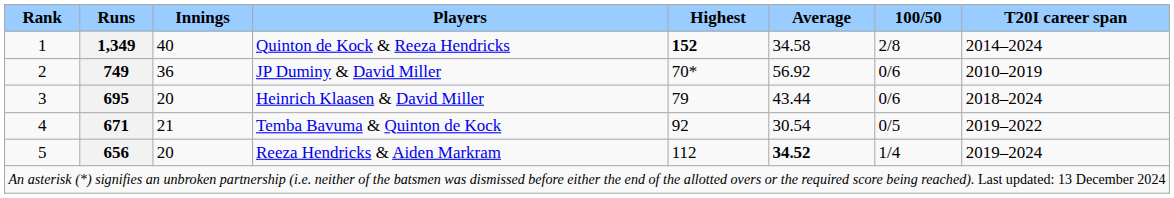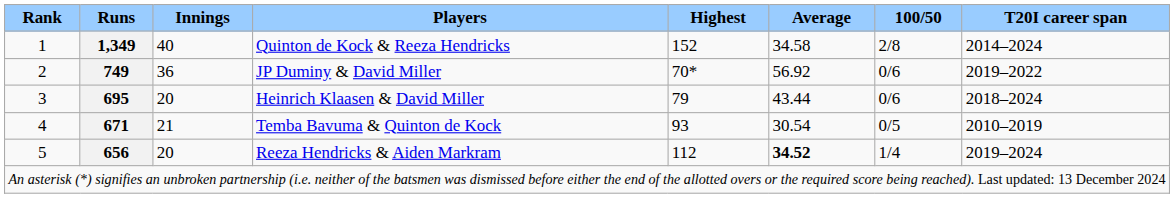(684, 44) bold -> (684, 44) normal
(1004, 71) 2010–2019 -> (1004, 71) 2019–2022
(680, 125) 92 -> (680, 125) 93
(1004, 125) 2019–2022 -> (1004, 125) 2010–2019
